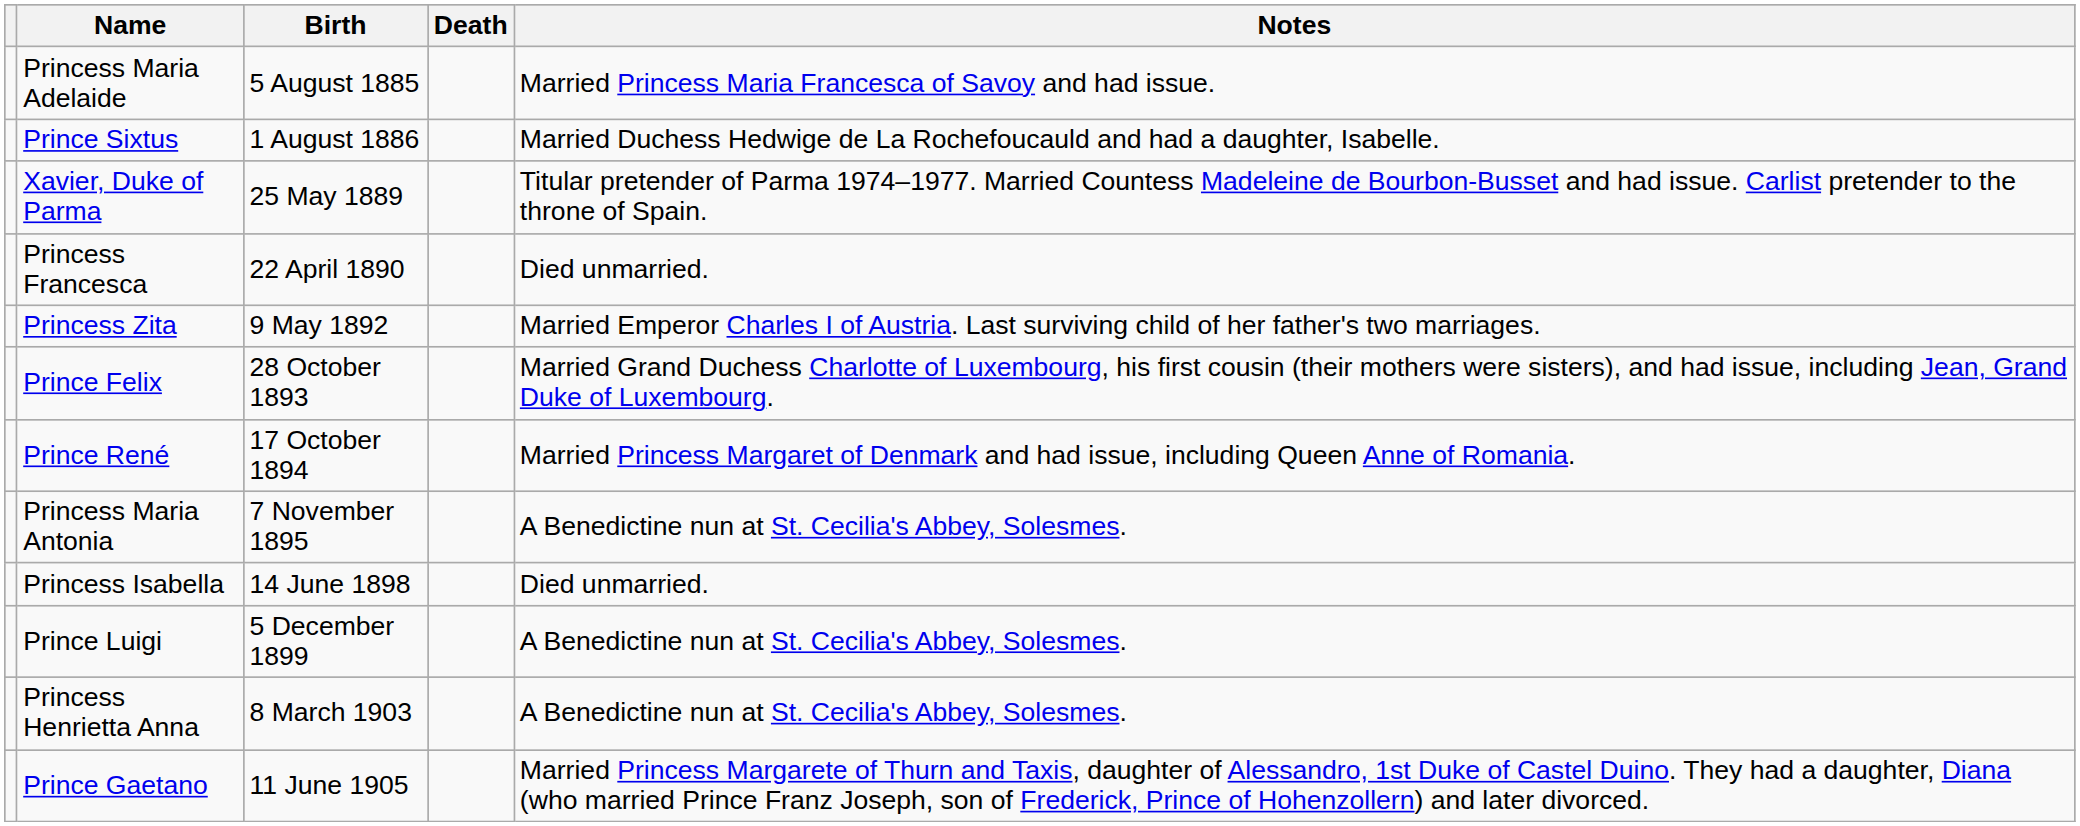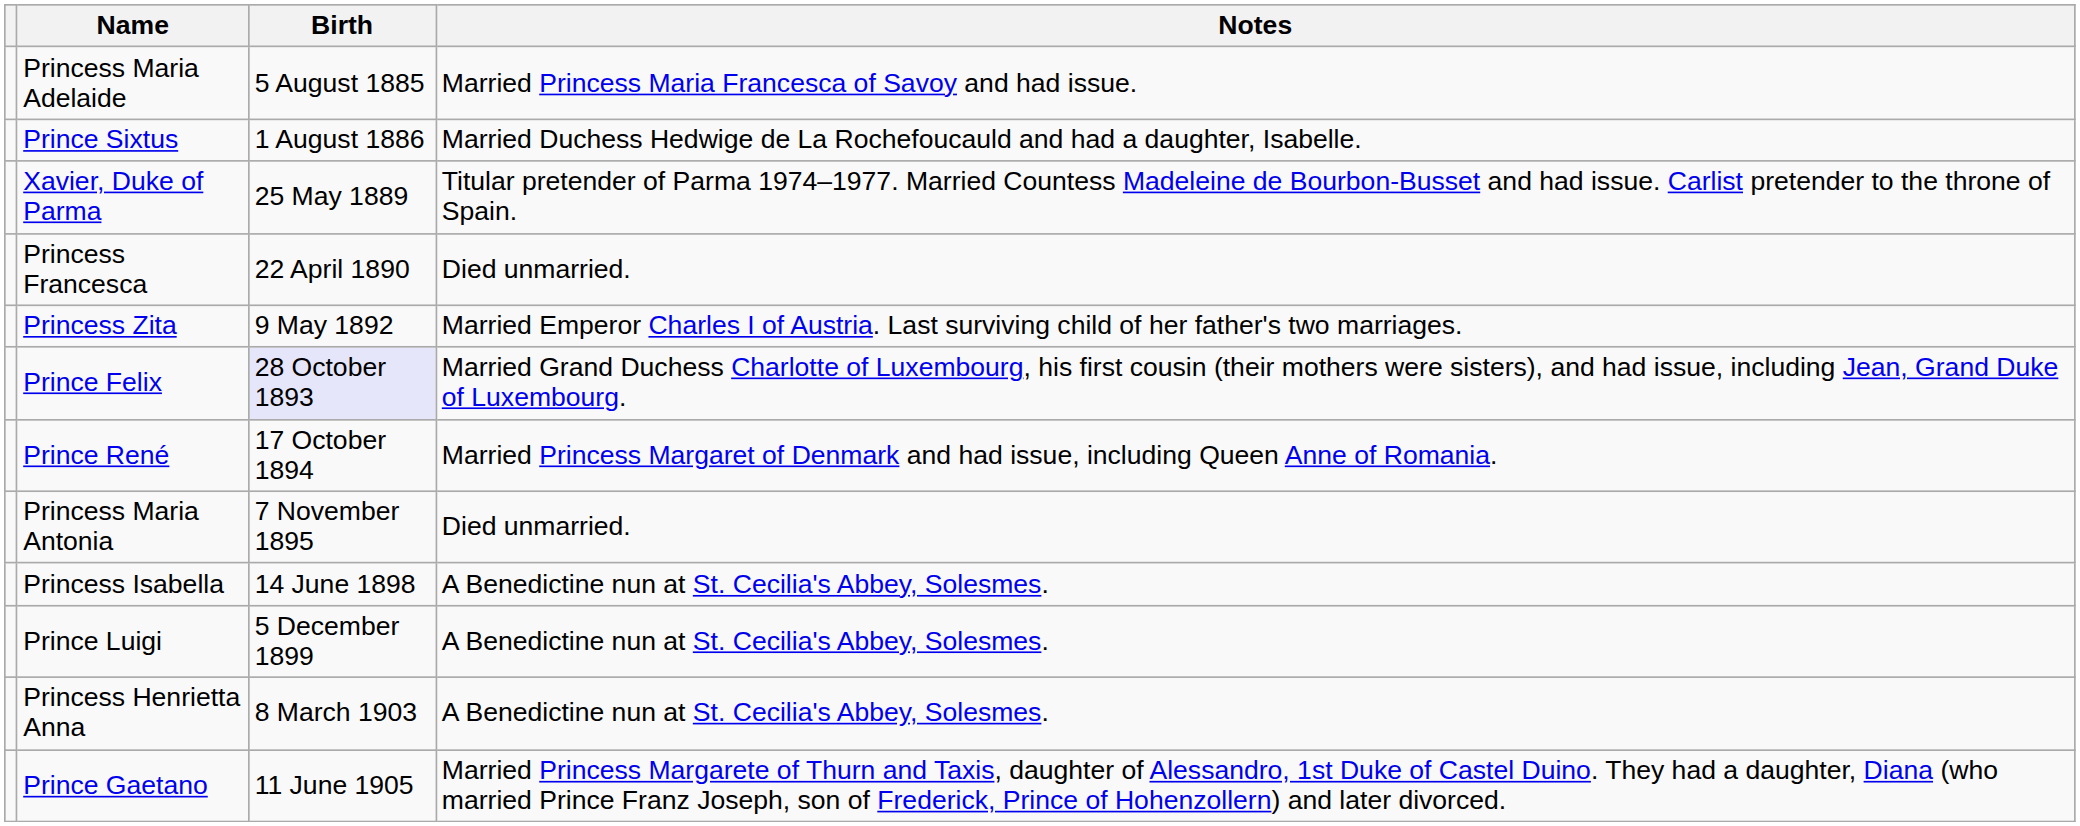- column: (471, 25)
(315, 382) no background -> (320, 382) lavender background
(823, 526) A Benedictine nun at St. Cecilia's Abbey, Solesmes. -> (536, 526) Died unmarried.
(614, 583) Died unmarried. -> (745, 583) A Benedictine nun at St. Cecilia's Abbey, Solesmes.
